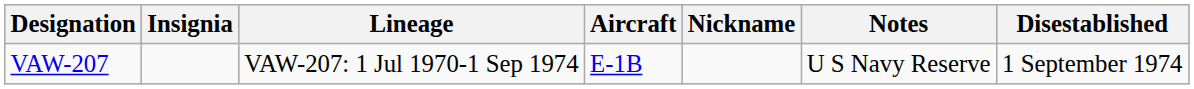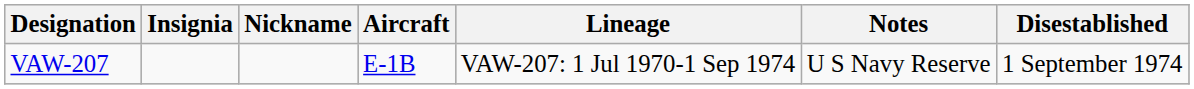columns swapped: (742, 24) <-> (411, 24)
